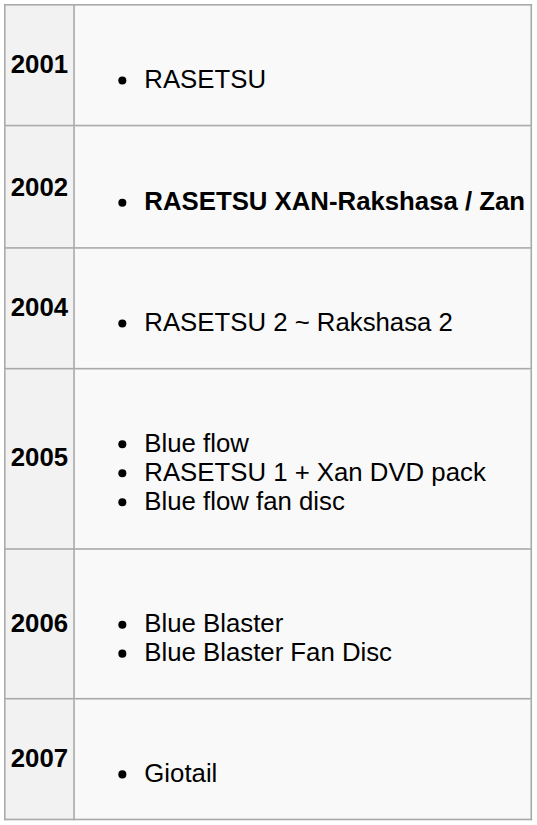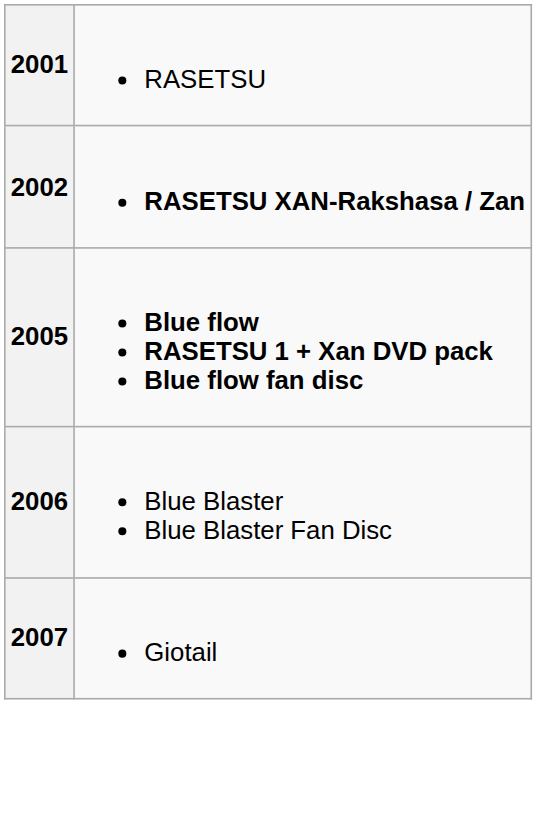- row: (39, 307)
(303, 473) normal -> (303, 352) bold
